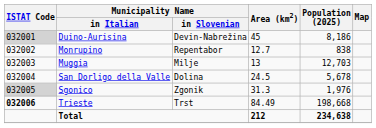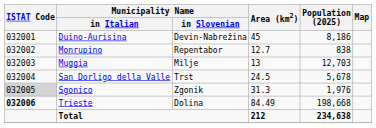(21, 37) lightgrey background -> (21, 37) no background
(189, 77) Dolina -> (184, 77) Trst
(184, 103) Trst -> (189, 103) Dolina
